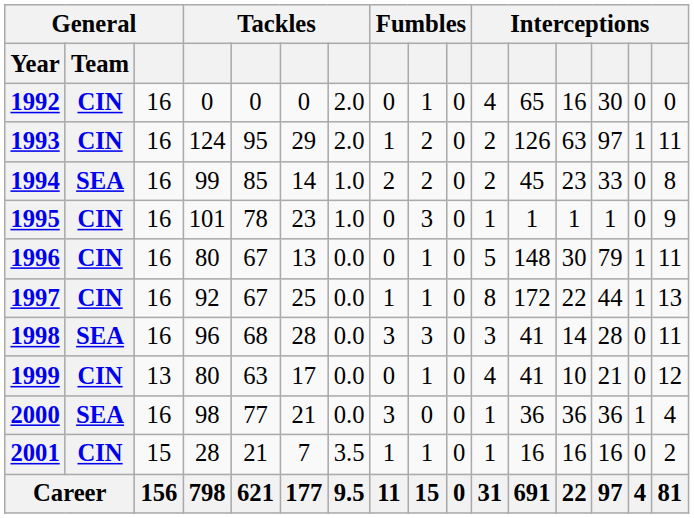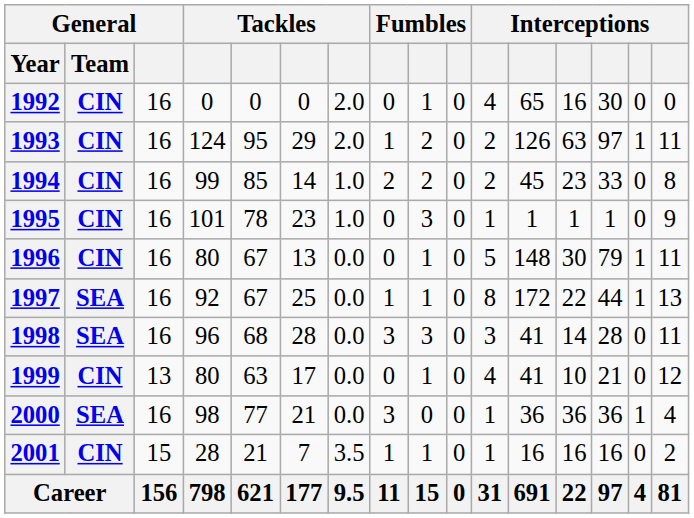(100, 180) SEA -> (100, 180) CIN
(100, 297) CIN -> (100, 297) SEA
